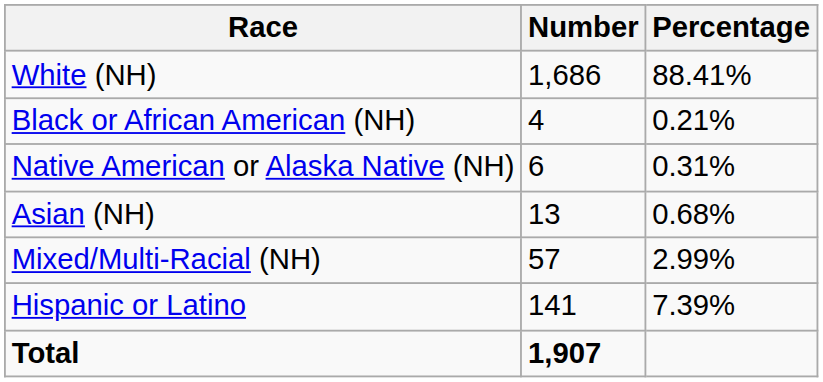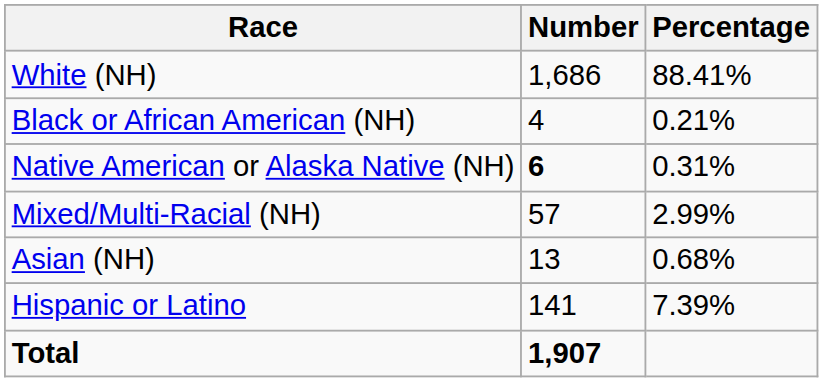(536, 167) normal -> (536, 167) bold
rows swapped: (83, 213) <-> (166, 259)
